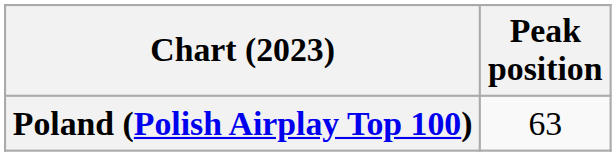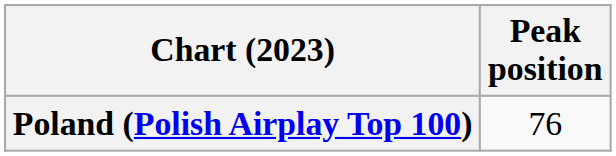(545, 122) 63 -> (545, 122) 76
